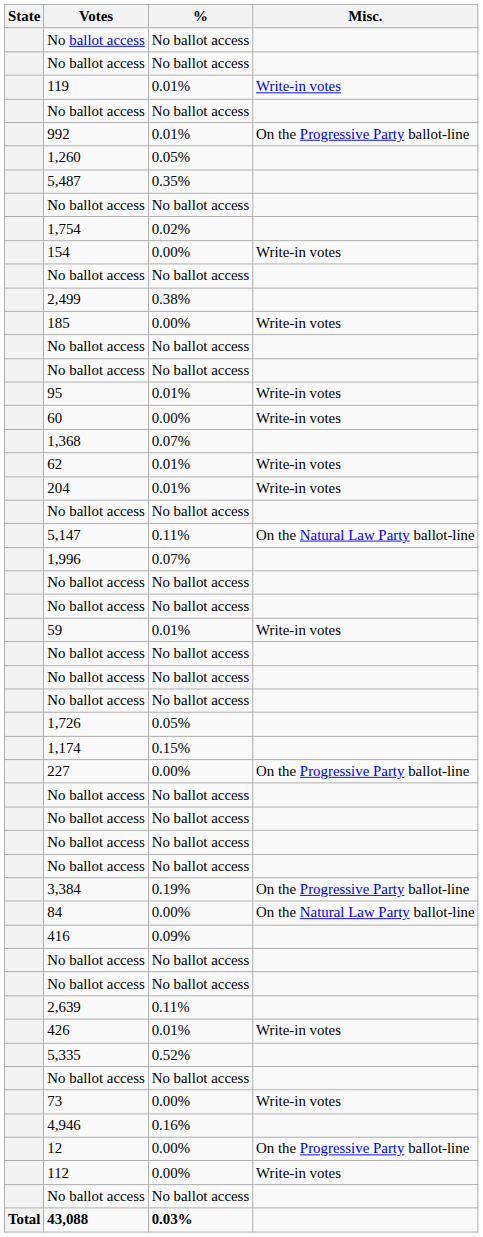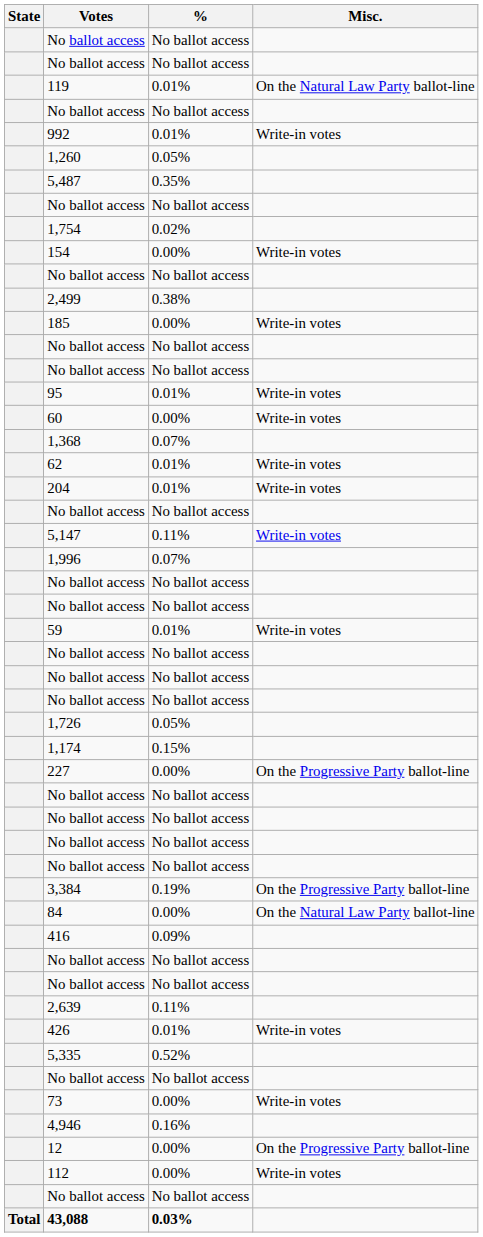(299, 87) Write-in votes -> (365, 87) On the Natural Law Party ballot-line
(363, 134) On the Progressive Party ballot-line -> (299, 134) Write-in votes
(365, 535) On the Natural Law Party ballot-line -> (299, 535) Write-in votes
